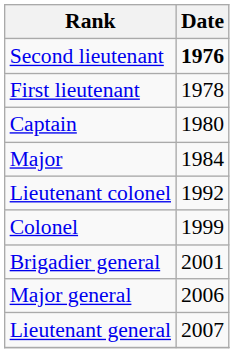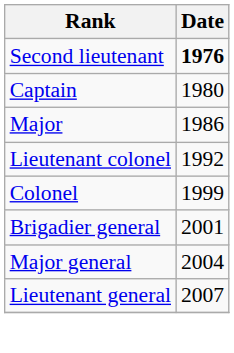- row: (75, 90)
(203, 158) 1984 -> (203, 124) 1986
(203, 295) 2006 -> (203, 261) 2004
